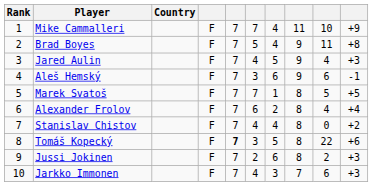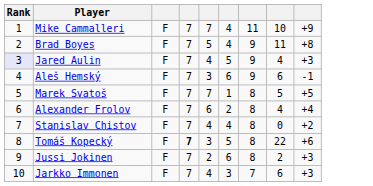- column: (175, 12)
(19, 61) no background -> (19, 61) lavender background
